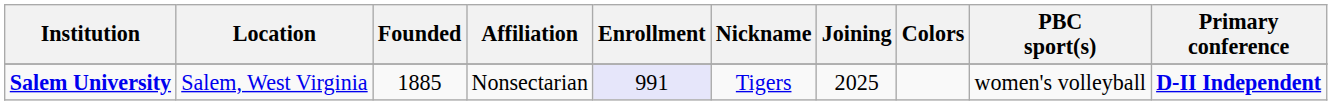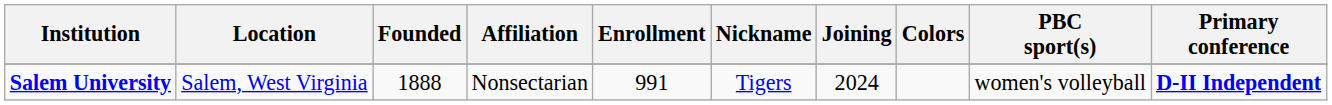(420, 81) 1885 -> (420, 81) 1888
(652, 81) lavender background -> (652, 81) no background
(857, 81) 2025 -> (857, 81) 2024
